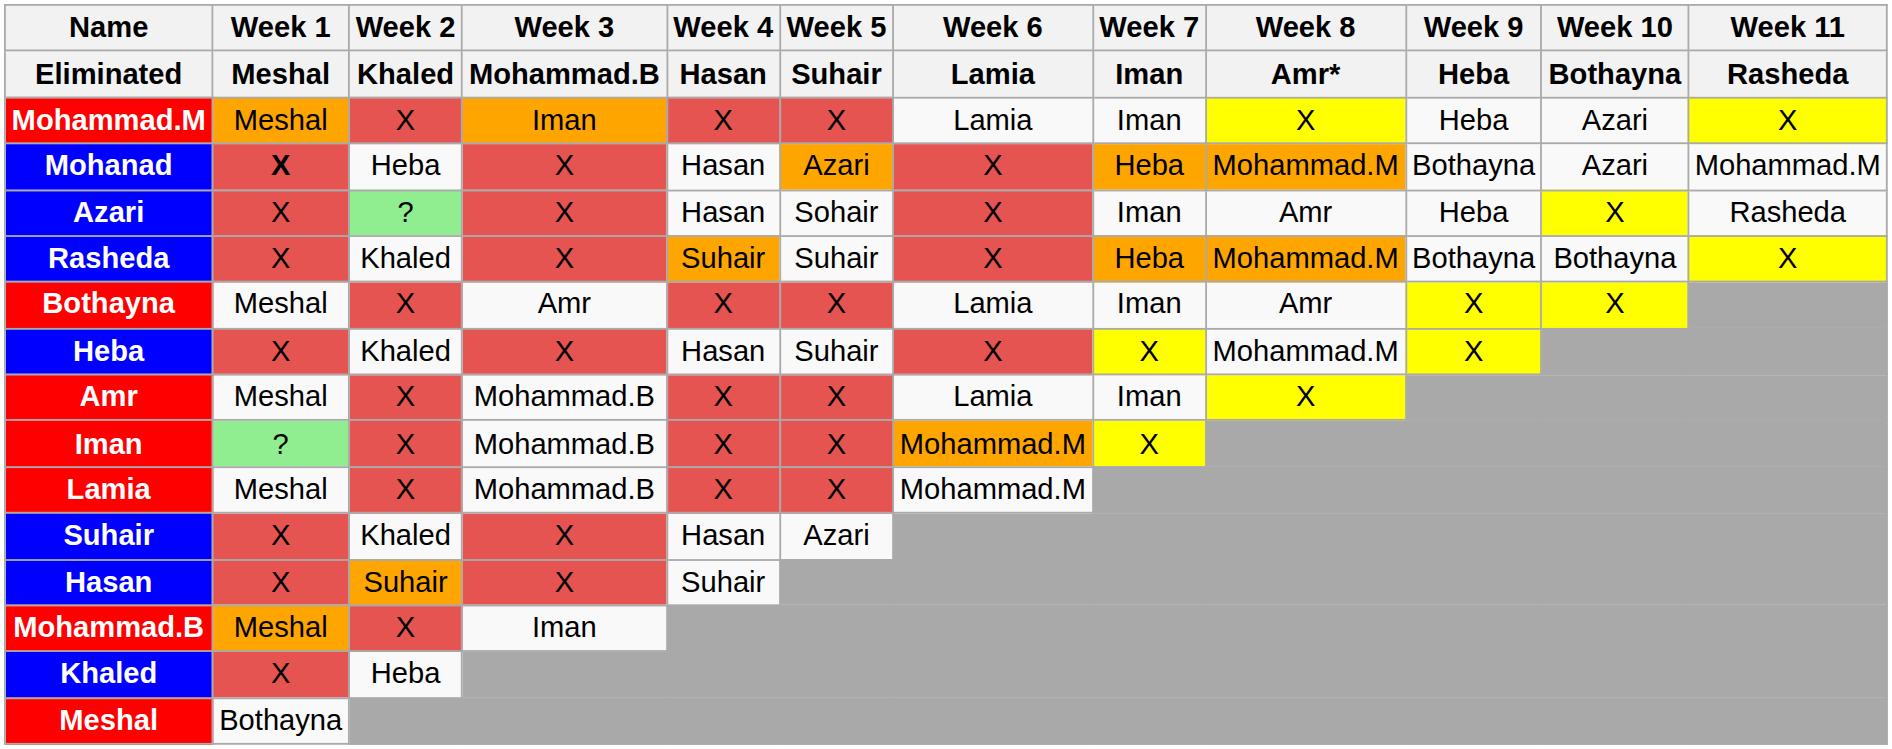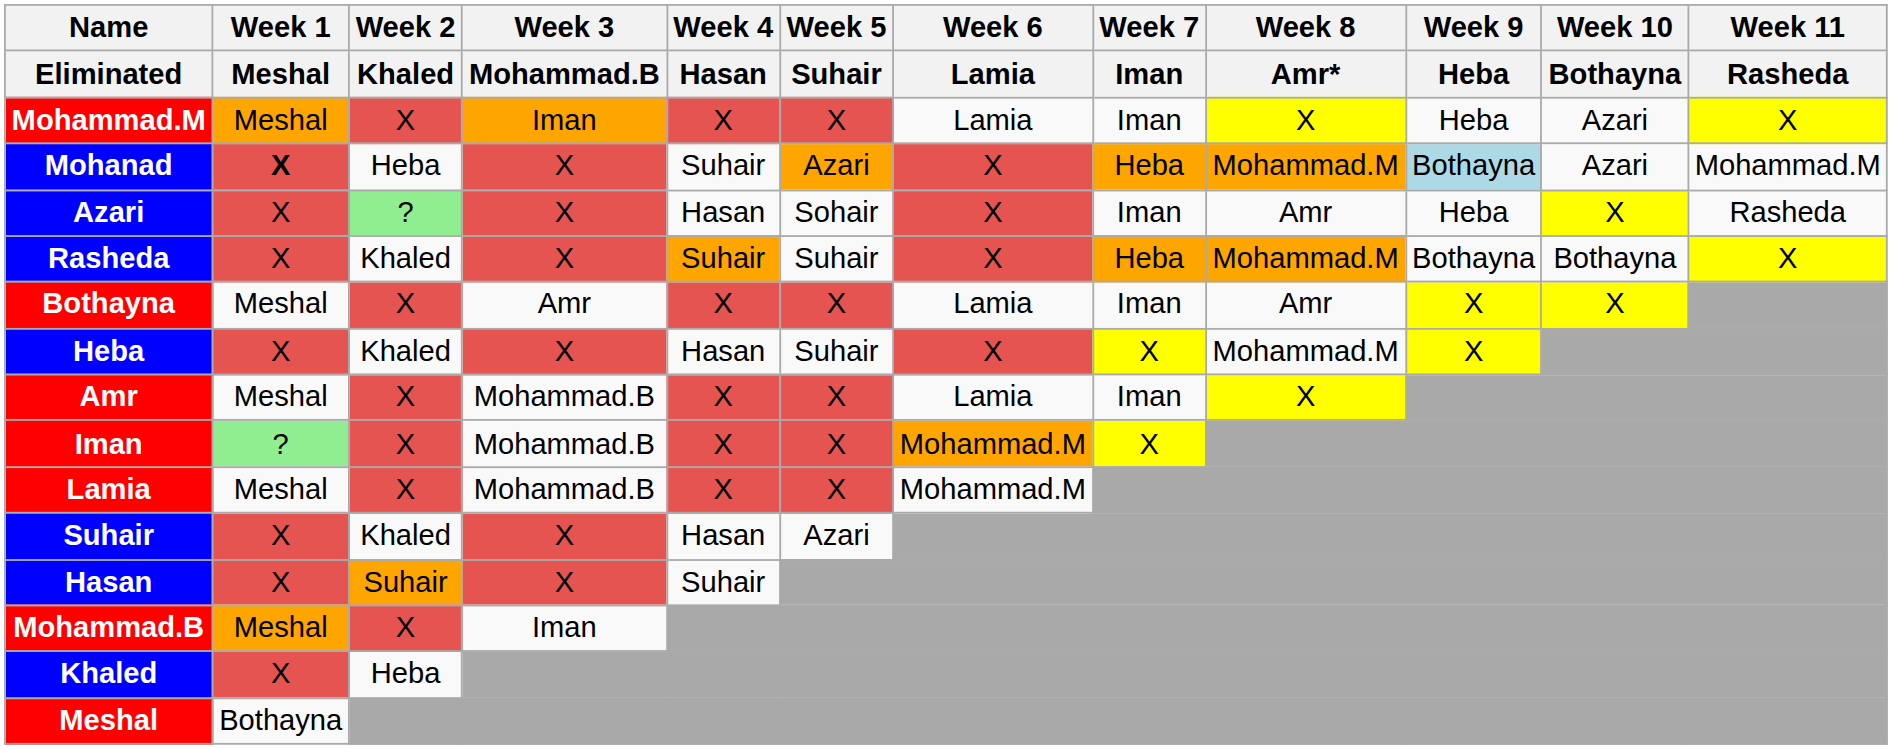(723, 166) Hasan -> (723, 166) Suhair
(1474, 166) no background -> (1474, 166) lightblue background
